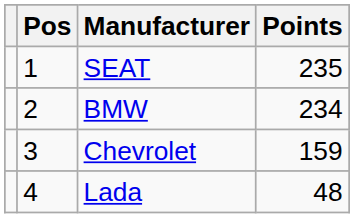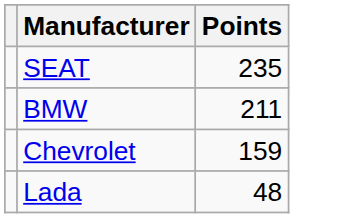- column: (47, 26)
(321, 109) 234 -> (261, 109) 211
